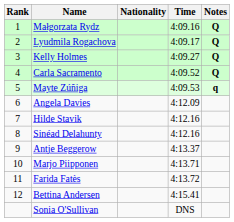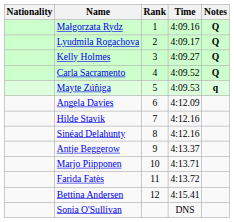columns swapped: (18, 12) <-> (143, 12)
